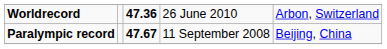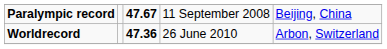rows swapped: (44, 14) <-> (61, 33)
